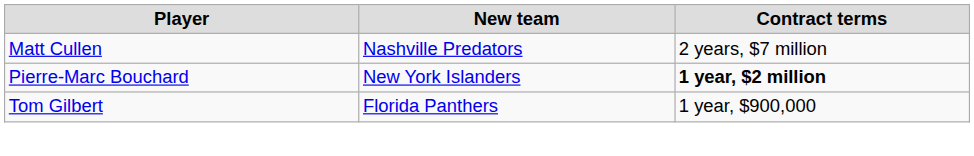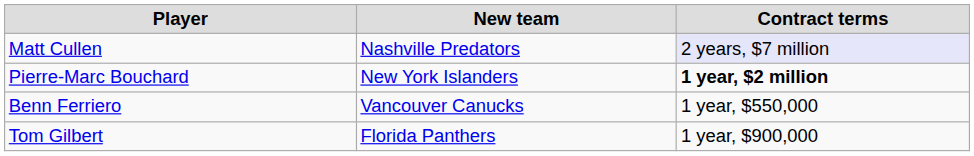(753, 48) no background -> (755, 48) lavender background
+ row: (65, 106)
